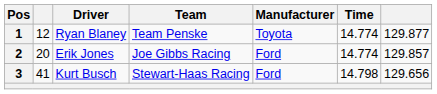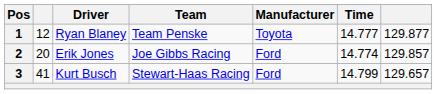(359, 34) 14.774 -> (359, 34) 14.777
(359, 74) 14.798 -> (359, 74) 14.799
(407, 74) 129.656 -> (407, 74) 129.657
